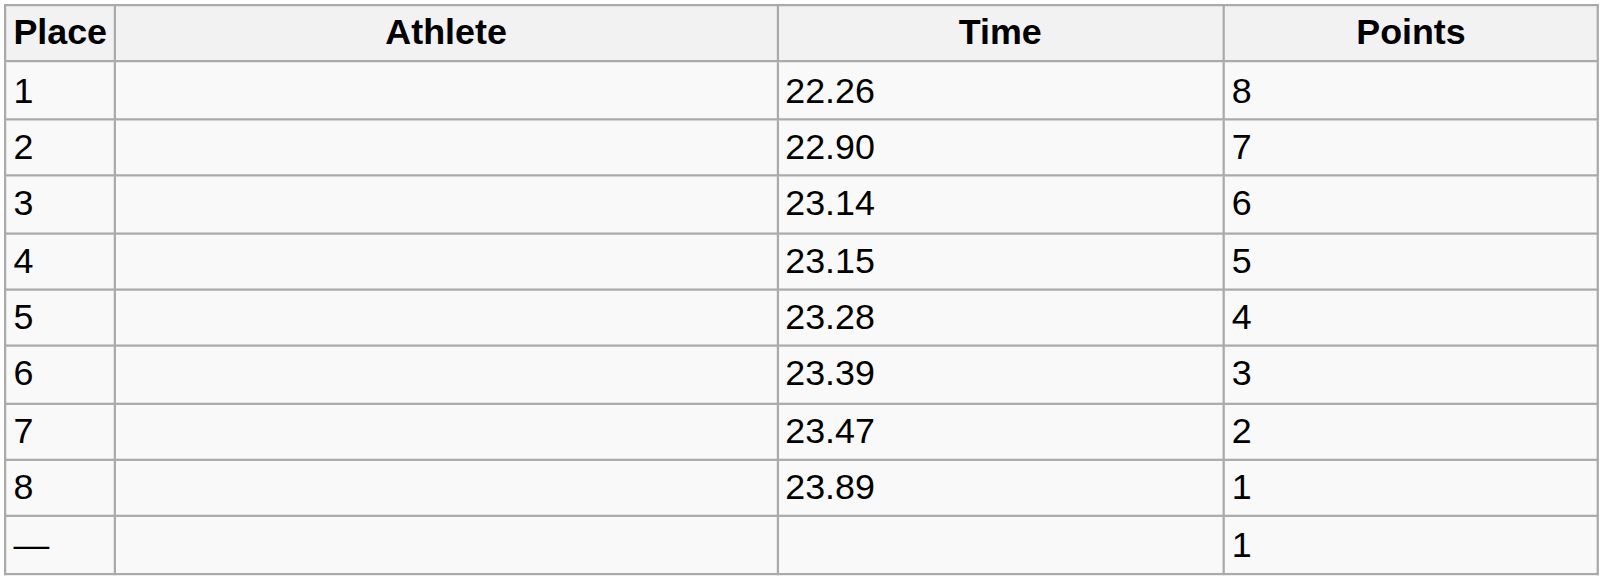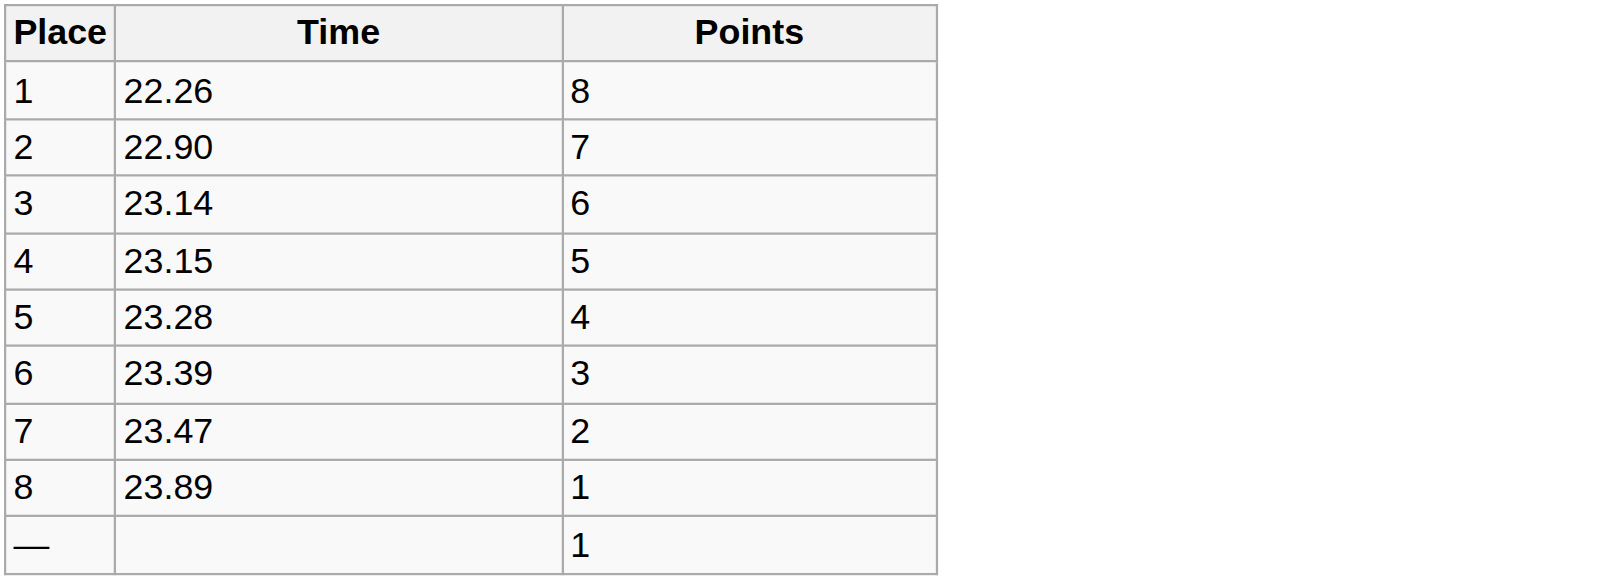- column: (446, 32)
